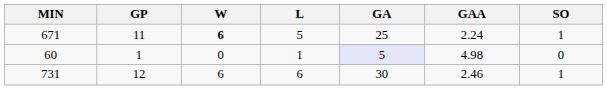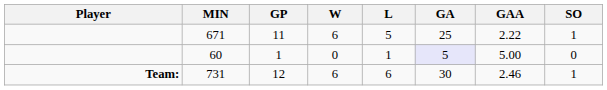+ column: (93, 14)
(221, 34) bold -> (335, 34) normal
(472, 34) 2.24 -> (510, 34) 2.22
(472, 54) 4.98 -> (510, 54) 5.00
